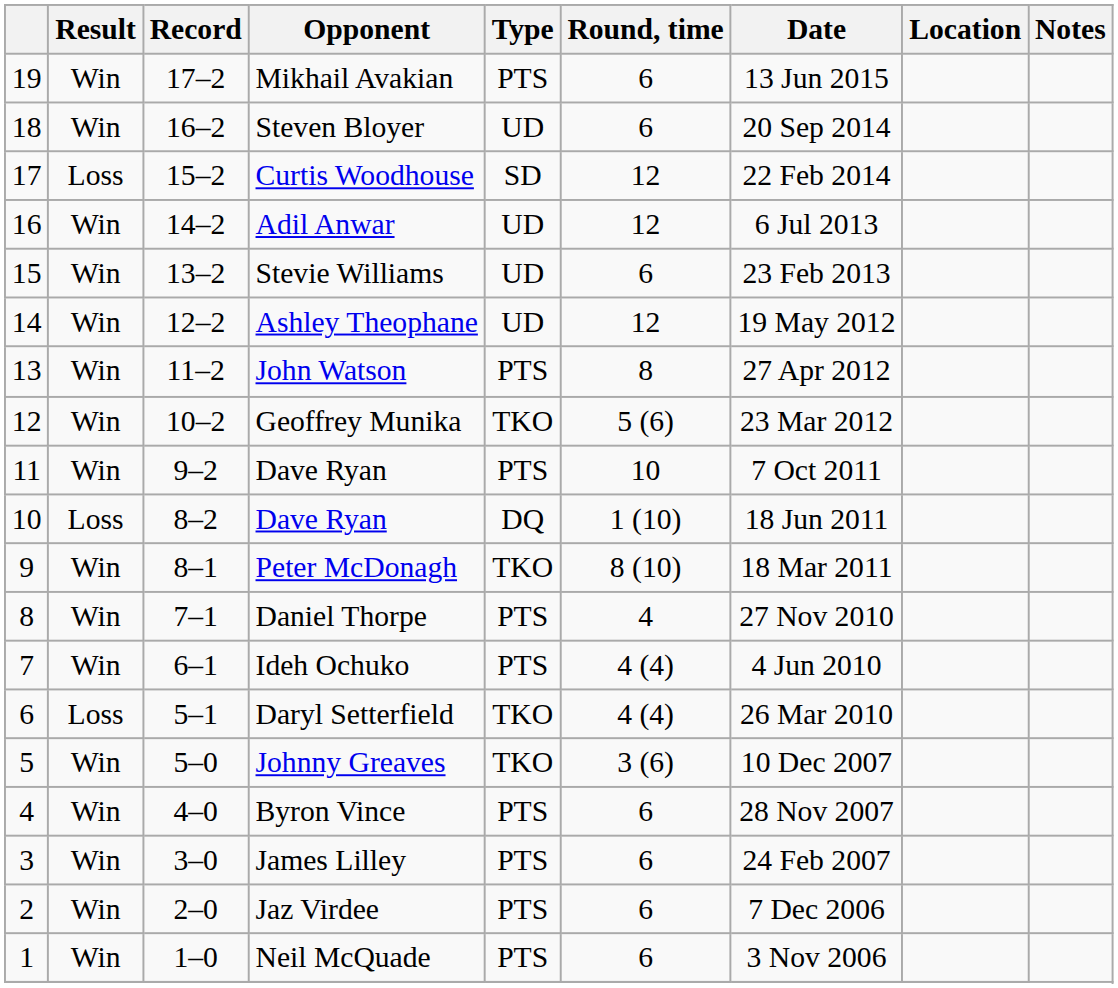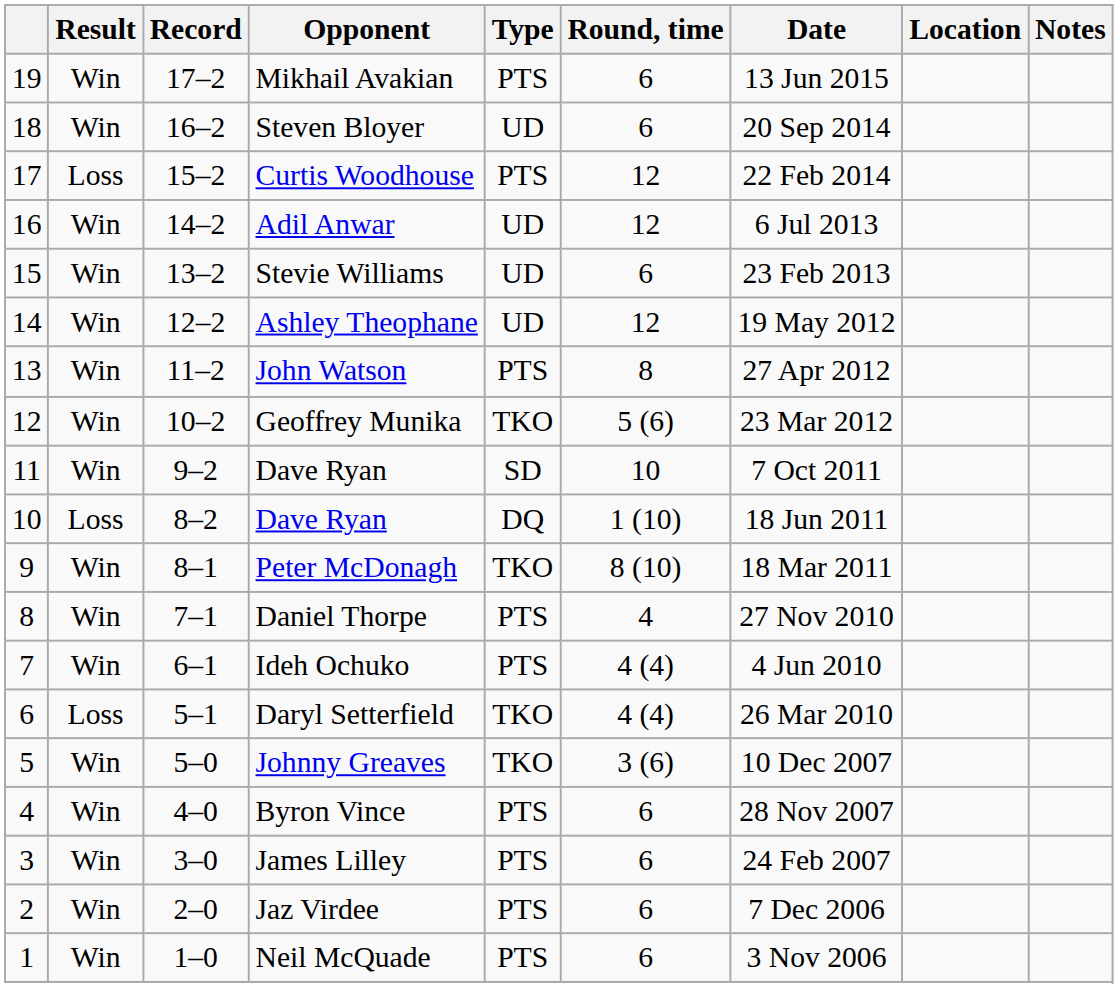(523, 175) SD -> (523, 175) PTS
(523, 468) PTS -> (523, 468) SD
